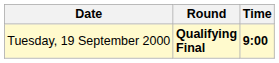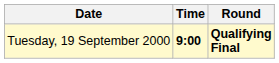columns swapped: (257, 14) <-> (207, 14)
